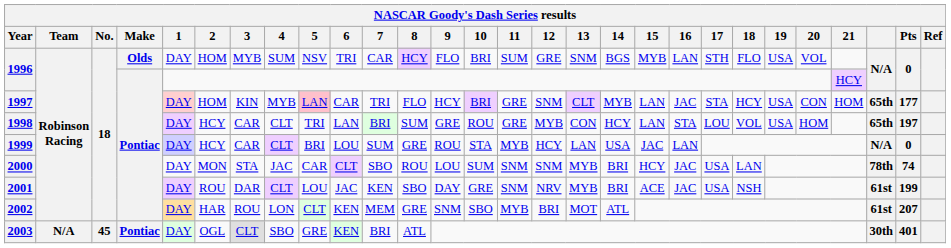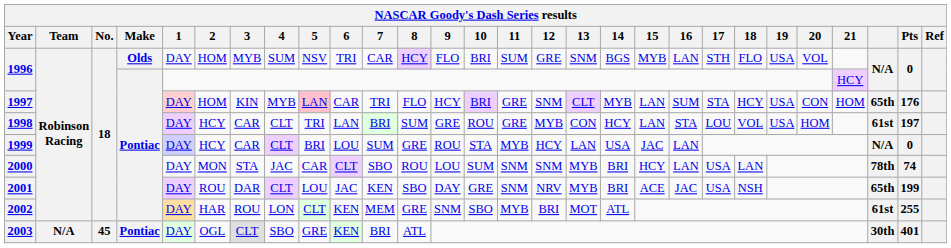(685, 101) JAC -> (686, 101) SUM
(908, 101) 177 -> (910, 101) 176
(881, 123) 65th -> (883, 123) 61st
(685, 166) JAC -> (686, 166) LAN
(881, 188) 61st -> (883, 188) 65th
(908, 209) 207 -> (910, 209) 255
